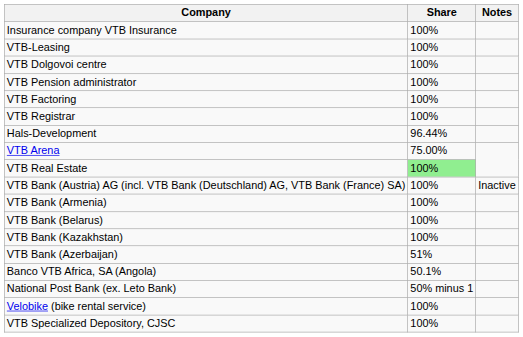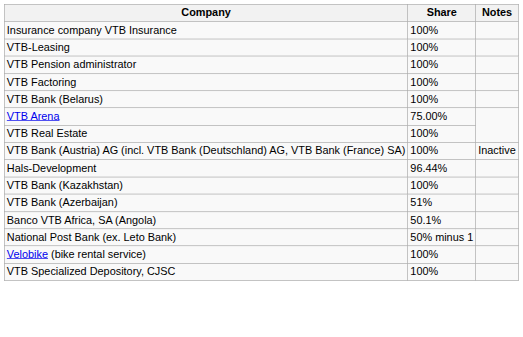- row: (57, 64)
- row: (41, 116)
rows swapped: (52, 133) <-> (55, 220)
(424, 168) lightgreen background -> (424, 133) no background
- row: (57, 202)
